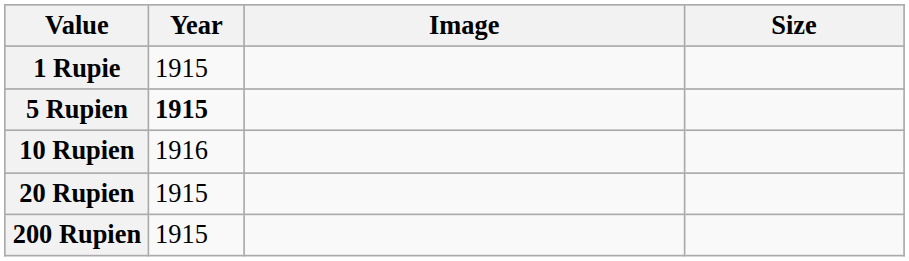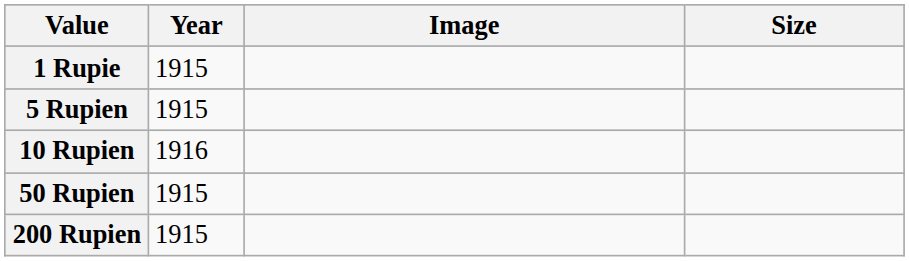(181, 109) bold -> (181, 109) normal
- row: (77, 192)
+ row: (77, 192)
